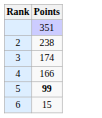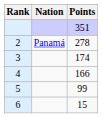+ column: (49, 12)
(47, 43) 238 -> (82, 43) 278
(47, 89) bold -> (82, 89) normal
